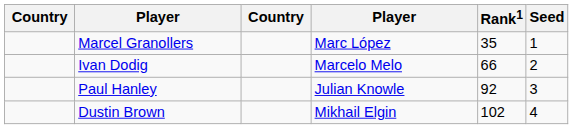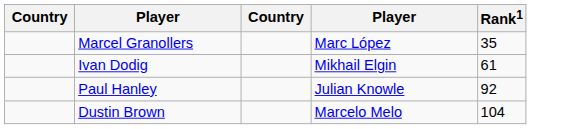- column: (547, 18)
(358, 66) Marcelo Melo -> (355, 66) Mikhail Elgin
(489, 66) 66 -> (489, 66) 61
(355, 112) Mikhail Elgin -> (358, 112) Marcelo Melo
(493, 112) 102 -> (493, 112) 104
